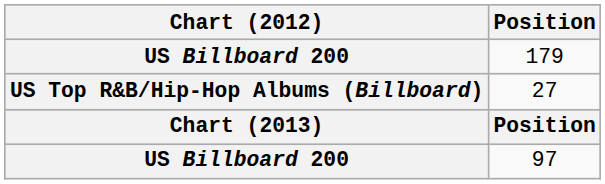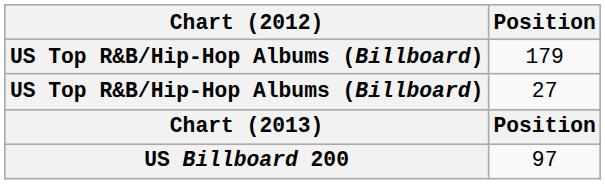(247, 57) US Billboard 200 -> (247, 57) US Top R&B/Hip-Hop Albums (Billboard)
